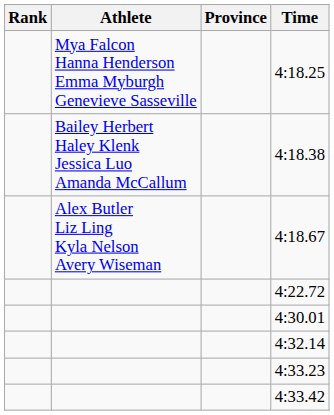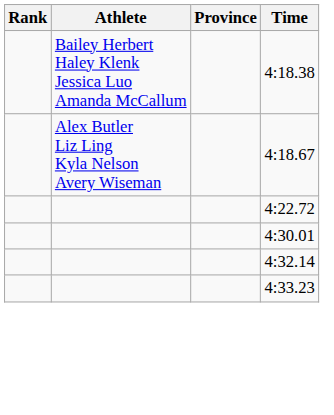- row: (300, 72)
- row: (300, 397)
